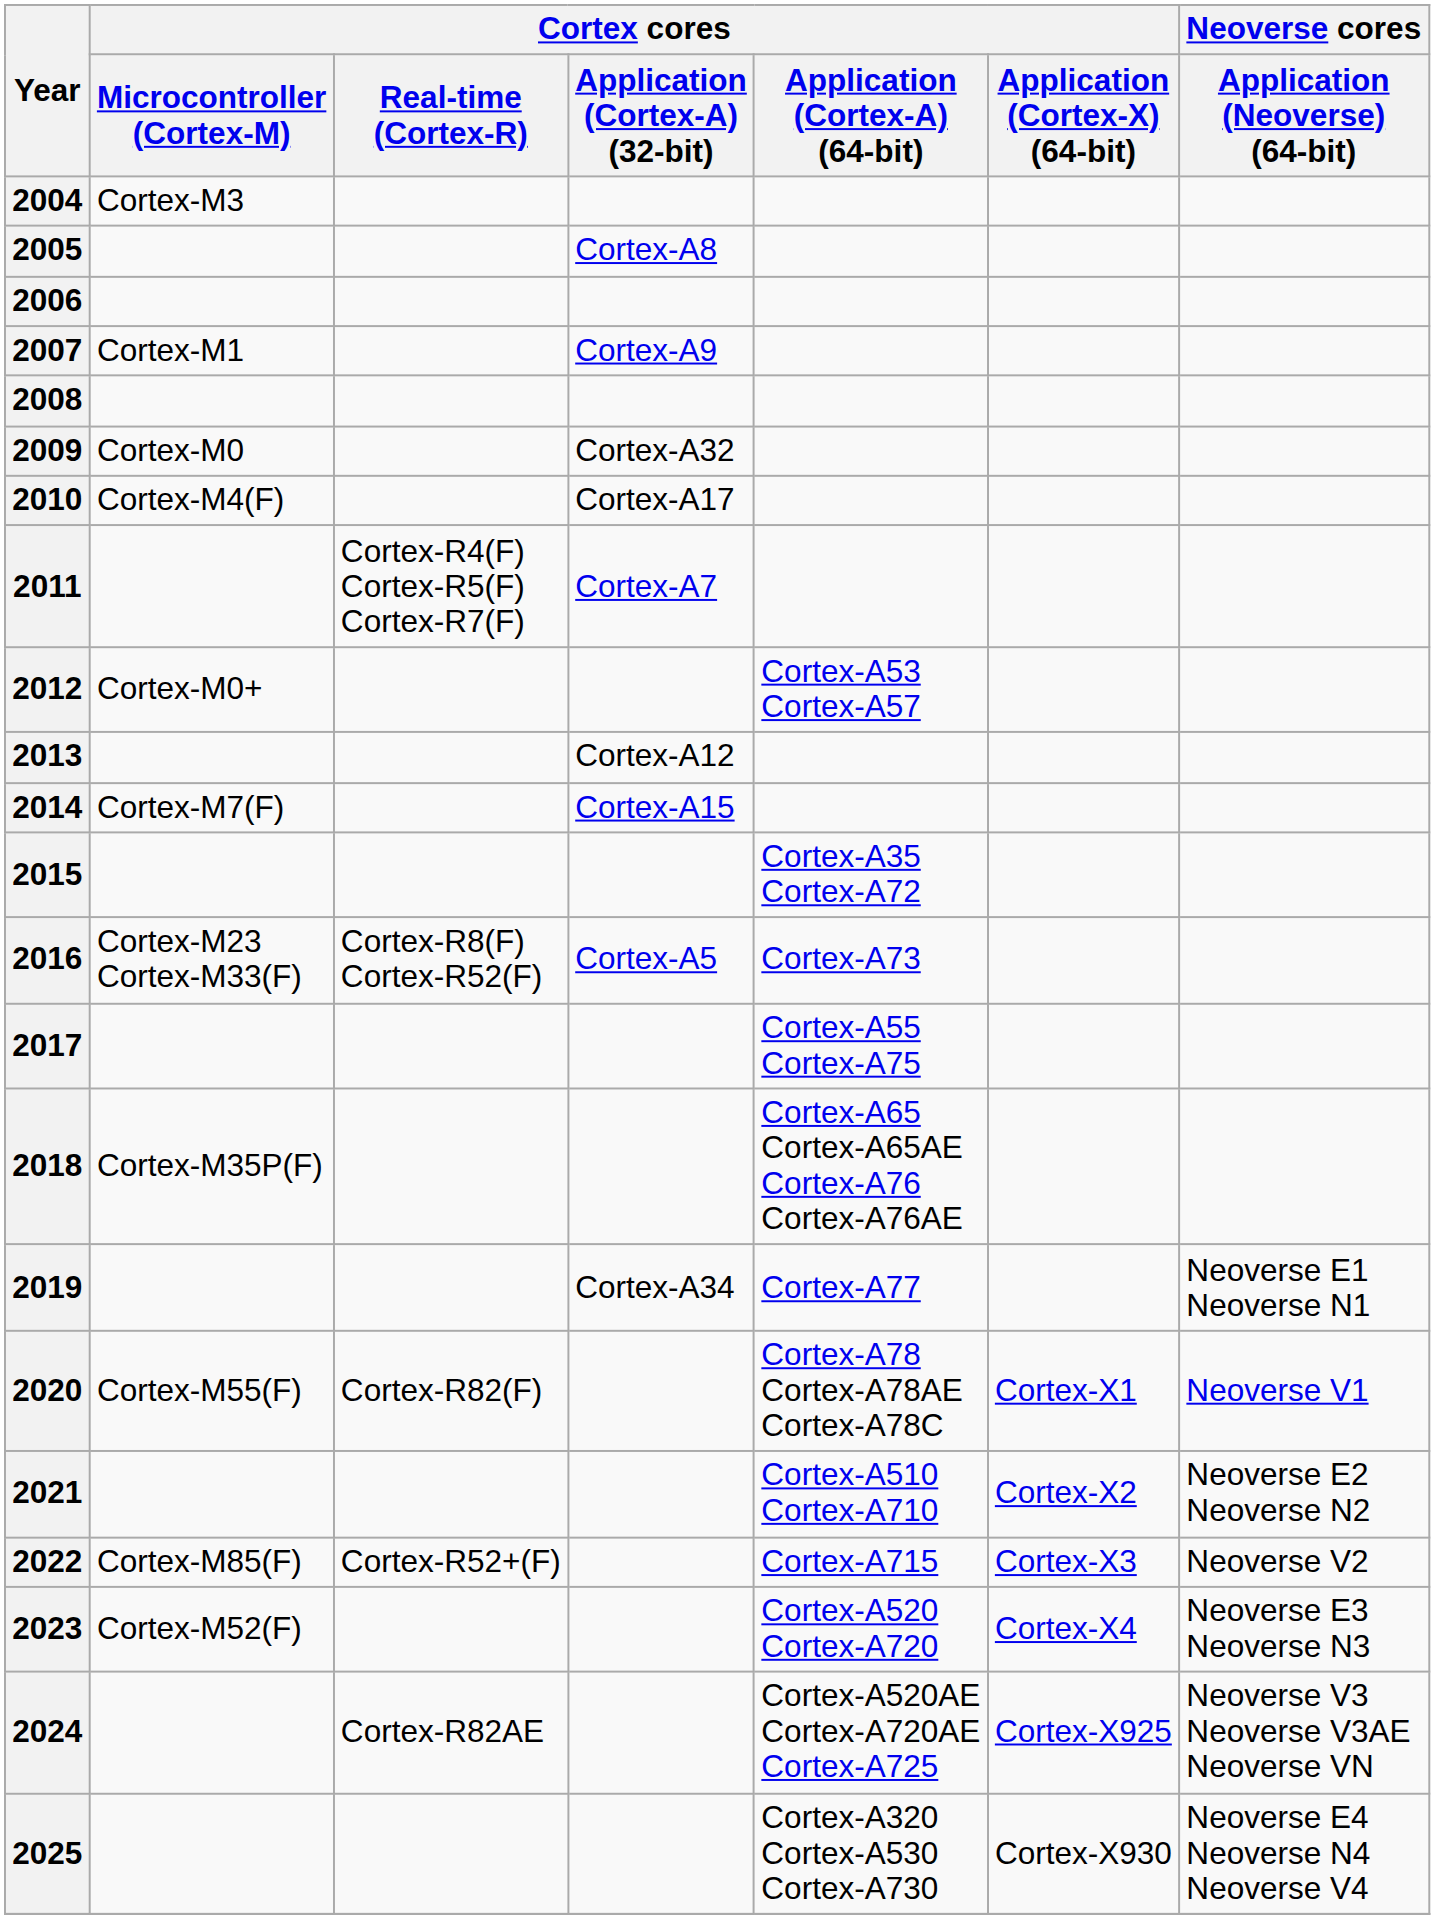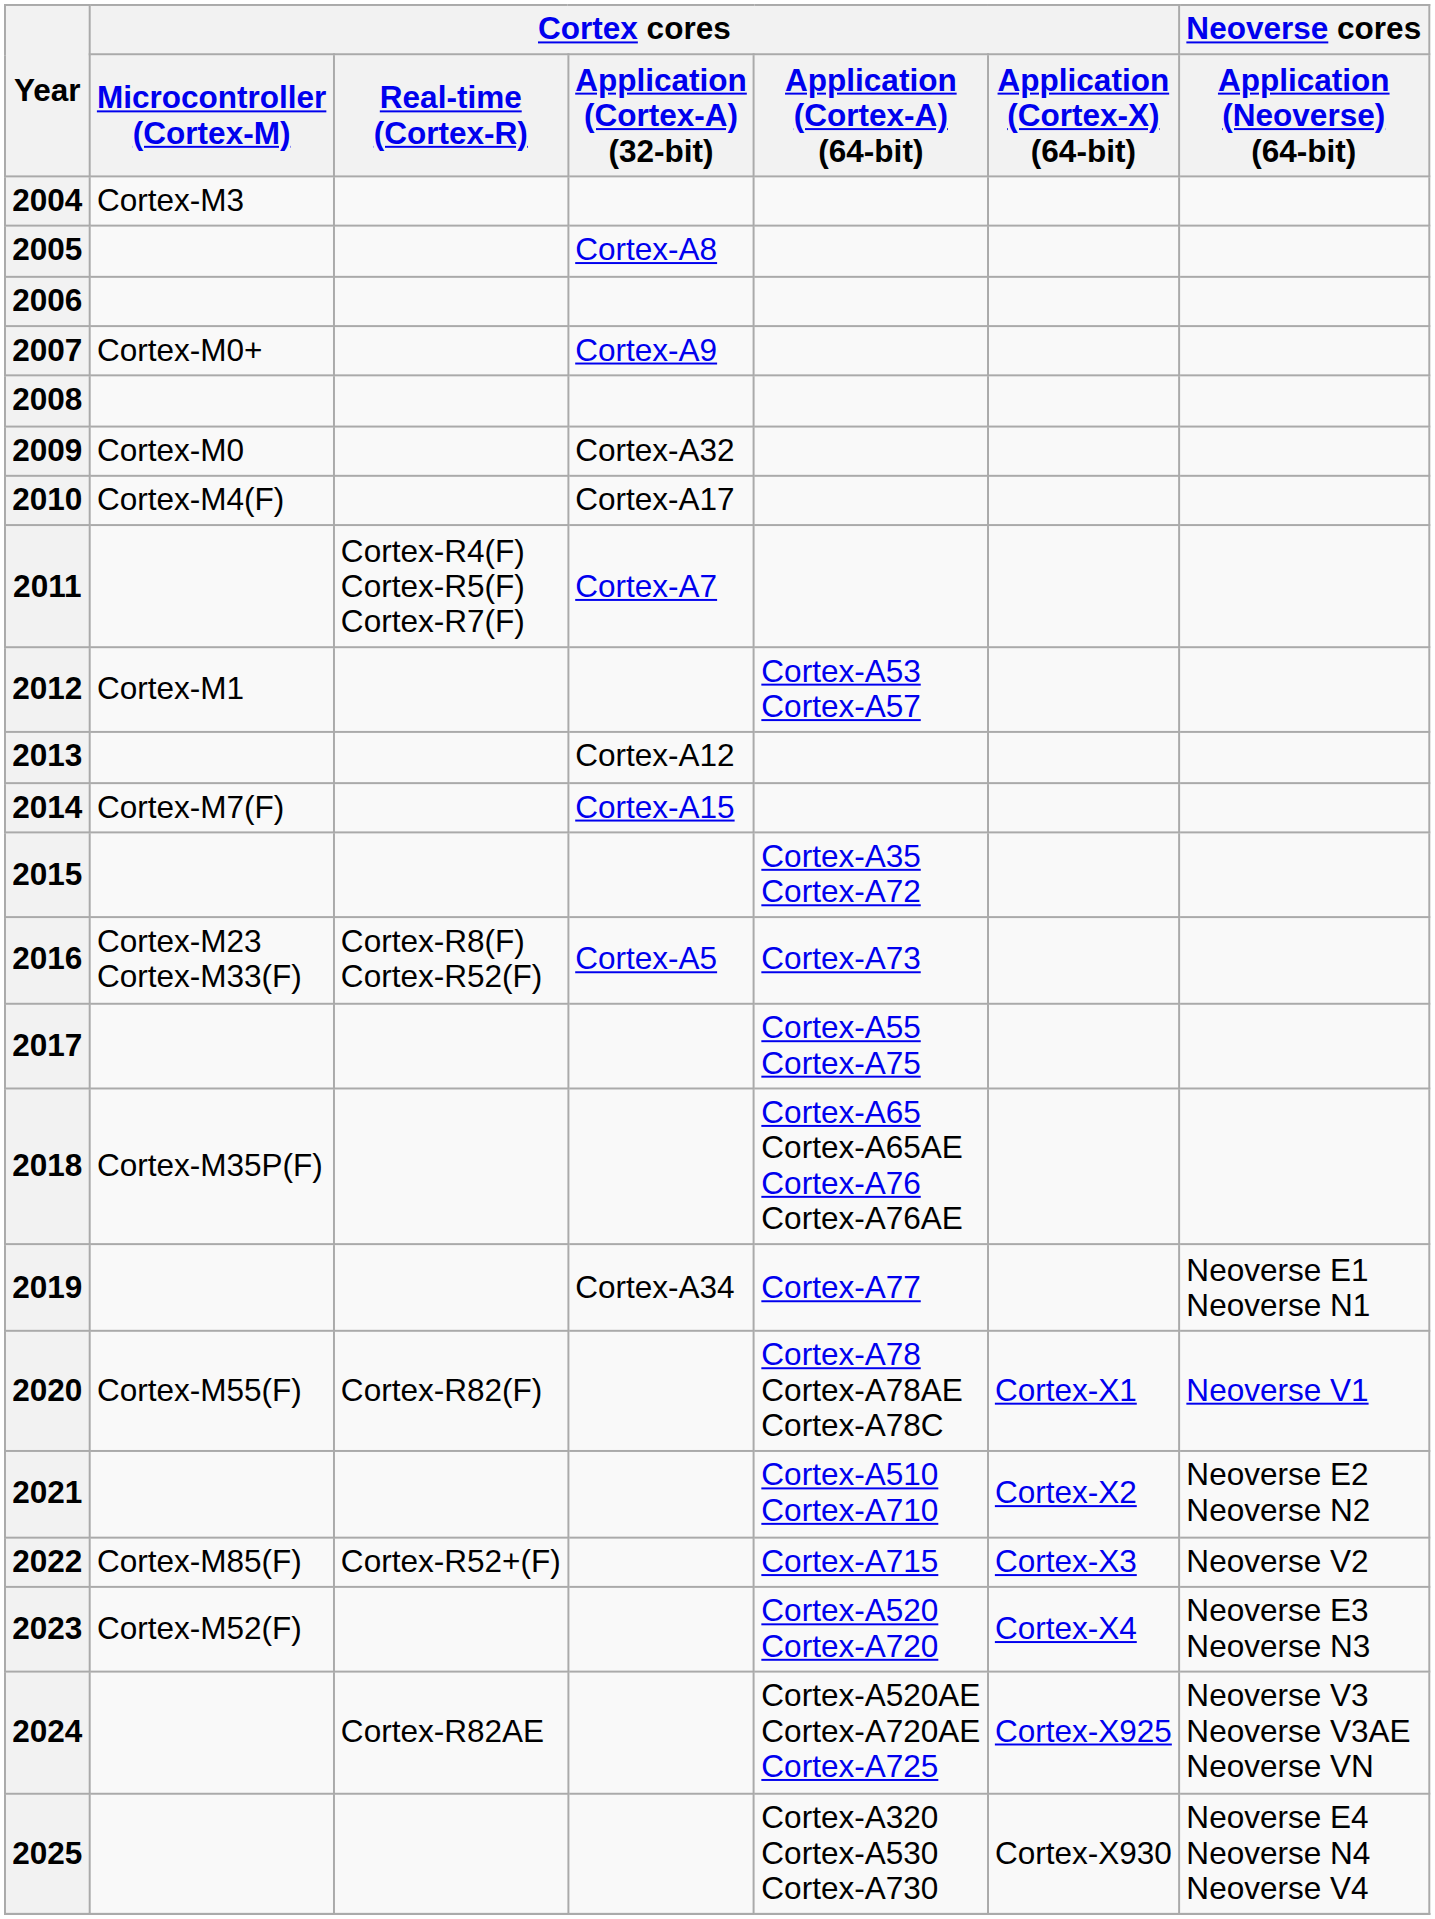(170, 350) Cortex-M1 -> (180, 350) Cortex-M0+
(180, 688) Cortex-M0+ -> (170, 688) Cortex-M1
